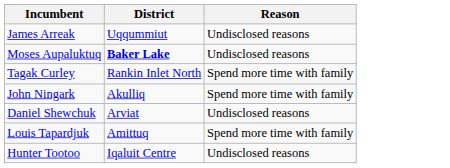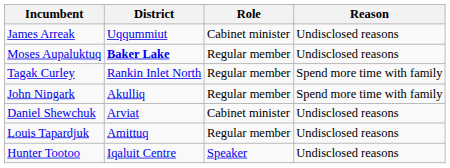+ column: (249, 14)
(280, 133) Spend more time with family -> (347, 133) Undisclosed reasons
